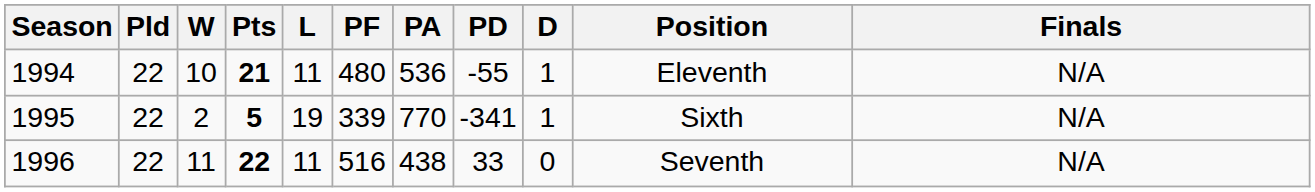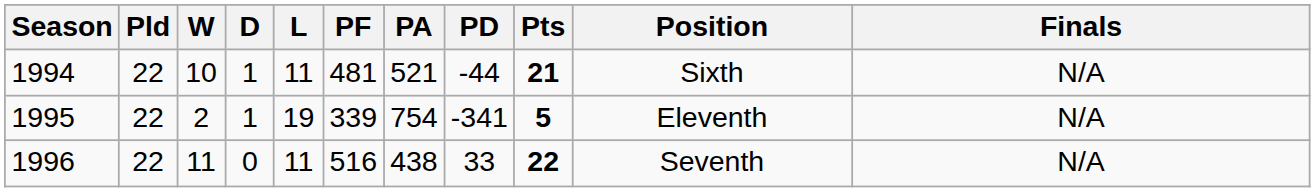columns swapped: (548, 27) <-> (254, 27)
(362, 72) 480 -> (353, 72) 481
(423, 72) 536 -> (414, 72) 521
(488, 72) -55 -> (479, 72) -44
(712, 72) Eleventh -> (712, 72) Sixth
(423, 117) 770 -> (414, 117) 754
(712, 117) Sixth -> (712, 117) Eleventh
